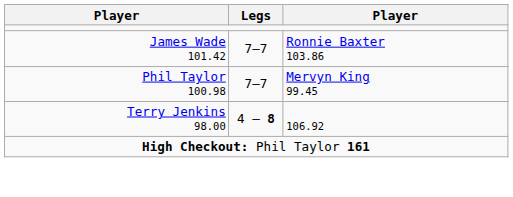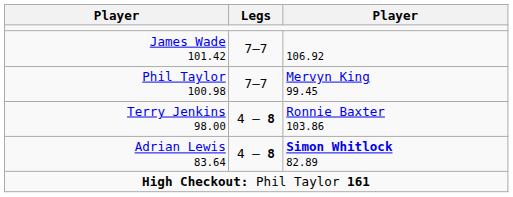(336, 49) Ronnie Baxter 103.86 -> (305, 57) 106.92
(305, 127) 106.92 -> (336, 119) Ronnie Baxter 103.86
+ row: (180, 154)
